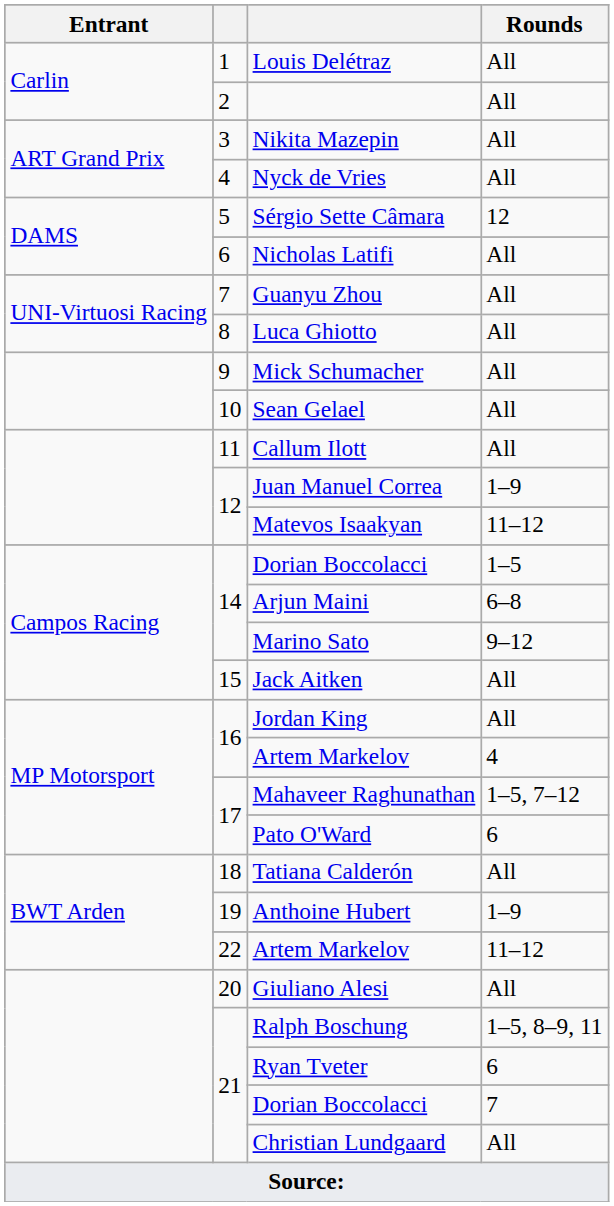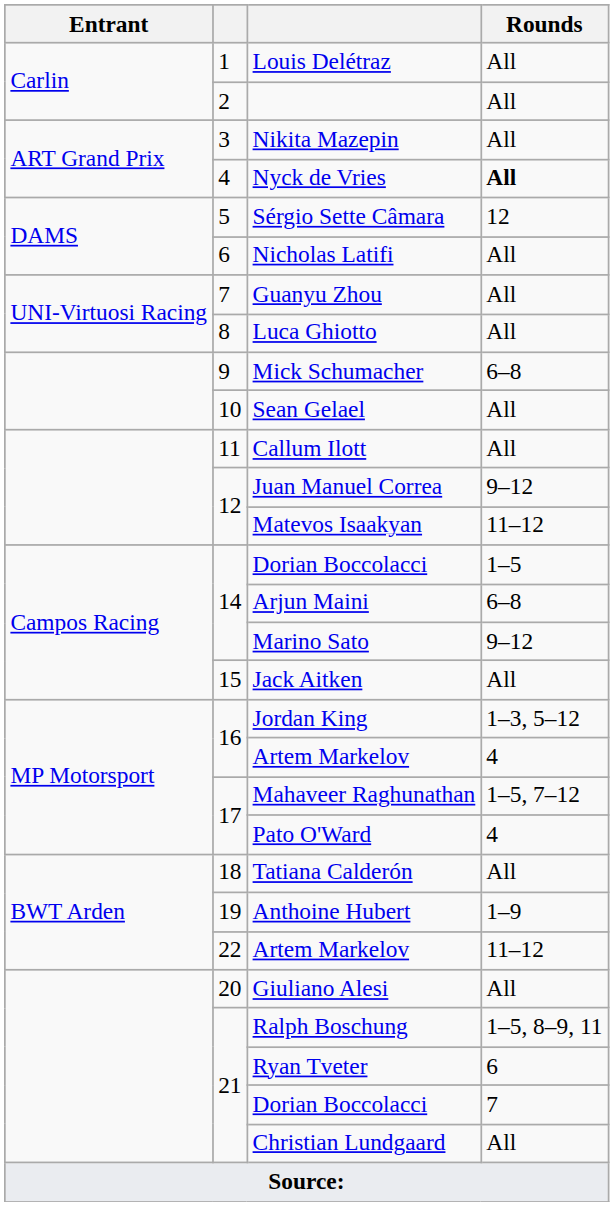(501, 177) normal -> (501, 177) bold
(501, 370) All -> (504, 370) 6–8
(504, 486) 1–9 -> (510, 486) 9–12
(501, 718) All -> (533, 718) 1–3, 5–12
(492, 833) 6 -> (492, 833) 4
